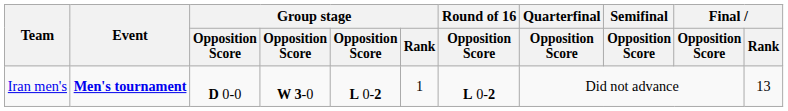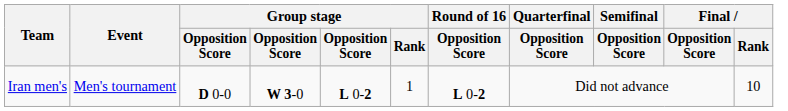(130, 86) bold -> (125, 86) normal
(763, 86) 13 -> (753, 86) 10
